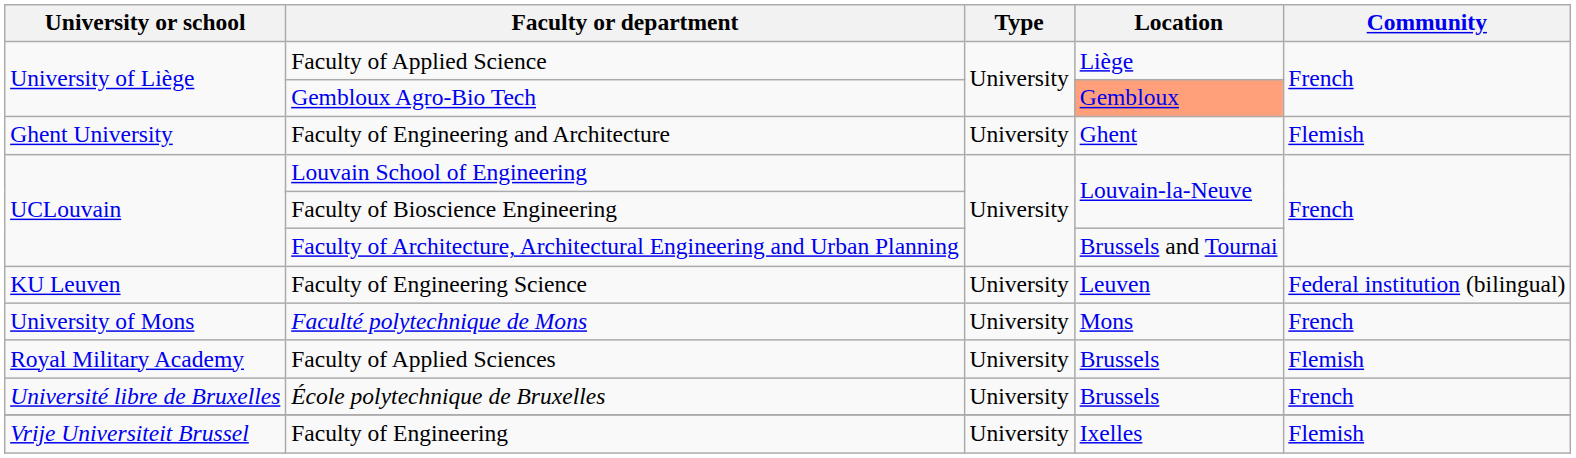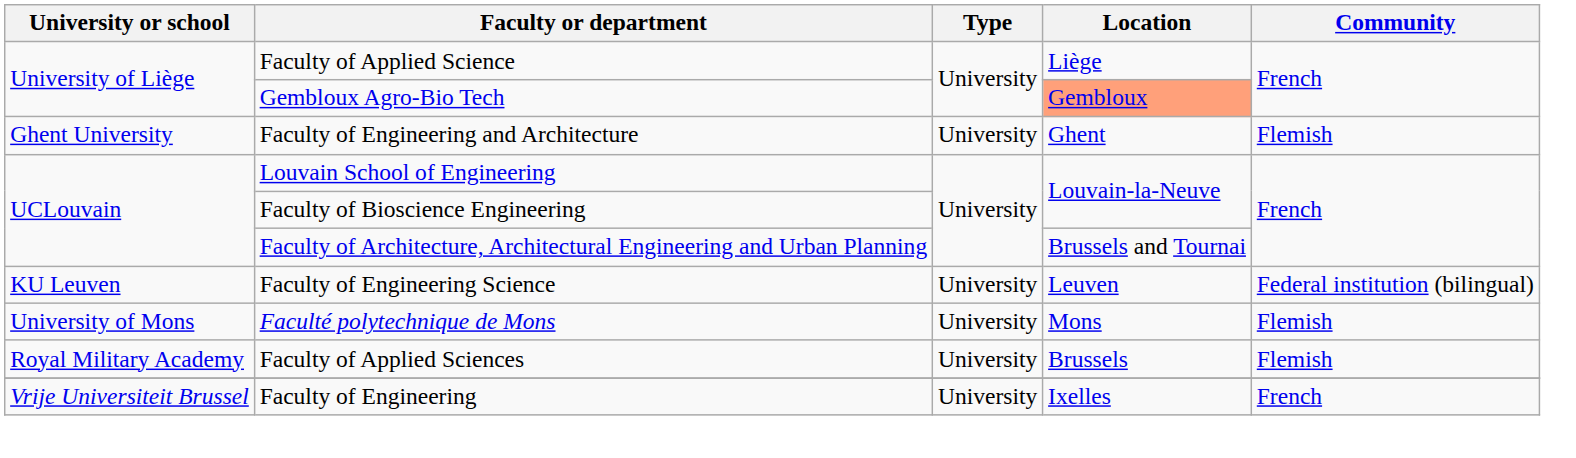(1321, 321) French -> (1295, 321) Flemish
- row: (448, 396)
(1326, 433) Flemish -> (1289, 396) French
